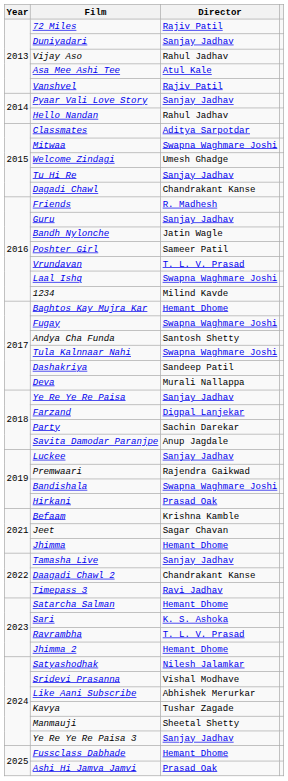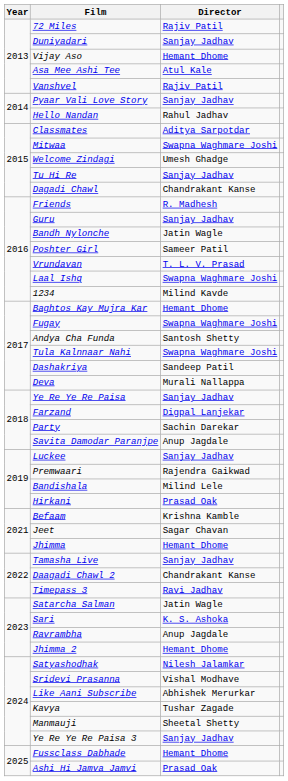(195, 56) Rahul Jadhav -> (195, 56) Hemant Dhome
(220, 486) Swapna Waghmare Joshi -> (193, 486) Milind Lele
(195, 605) Hemant Dhome -> (193, 605) Jatin Wagle
(204, 635) T. L. V. Prasad -> (195, 635) Anup Jagdale
